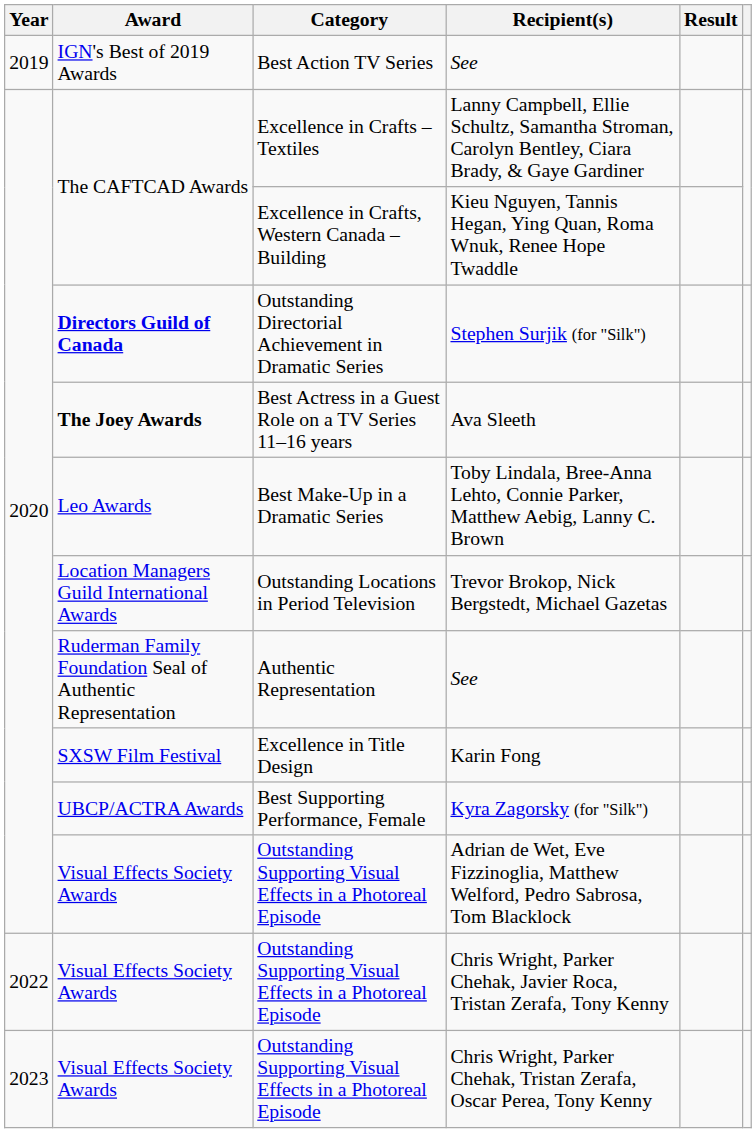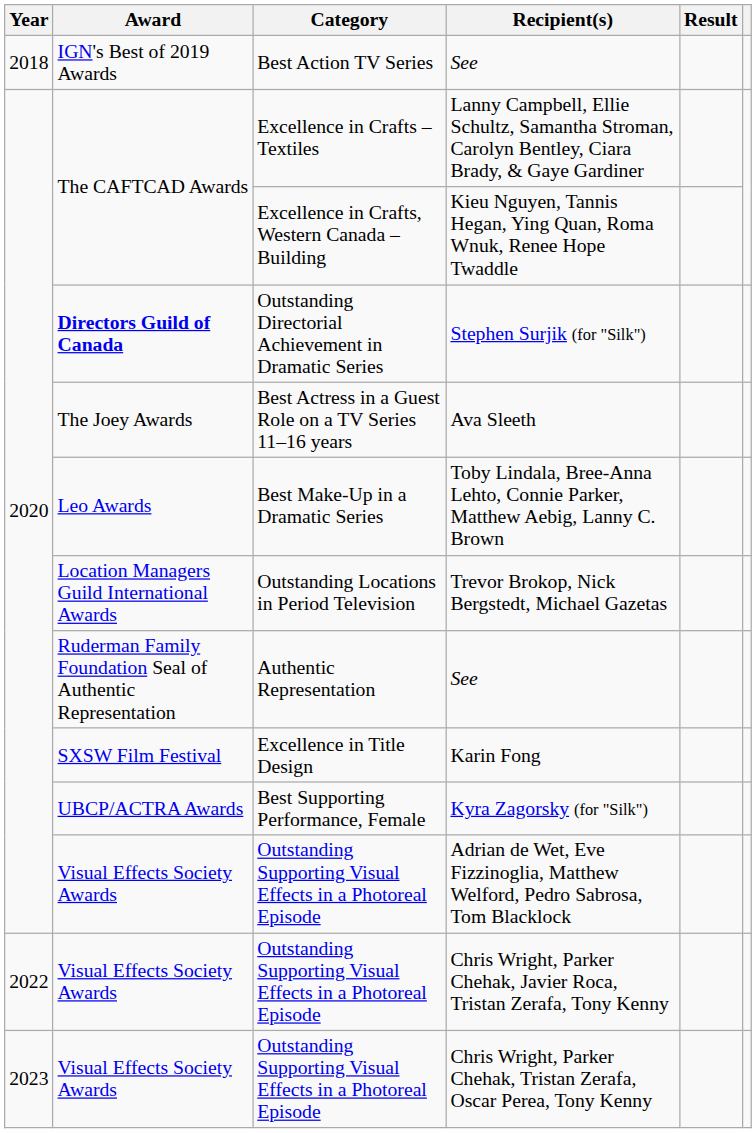(29, 62) 2019 -> (29, 62) 2018
(130, 419) bold -> (125, 419) normal
